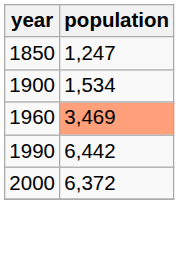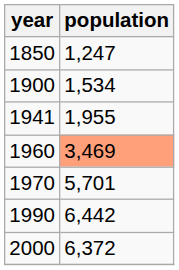+ row: (32, 118)
+ row: (32, 183)
